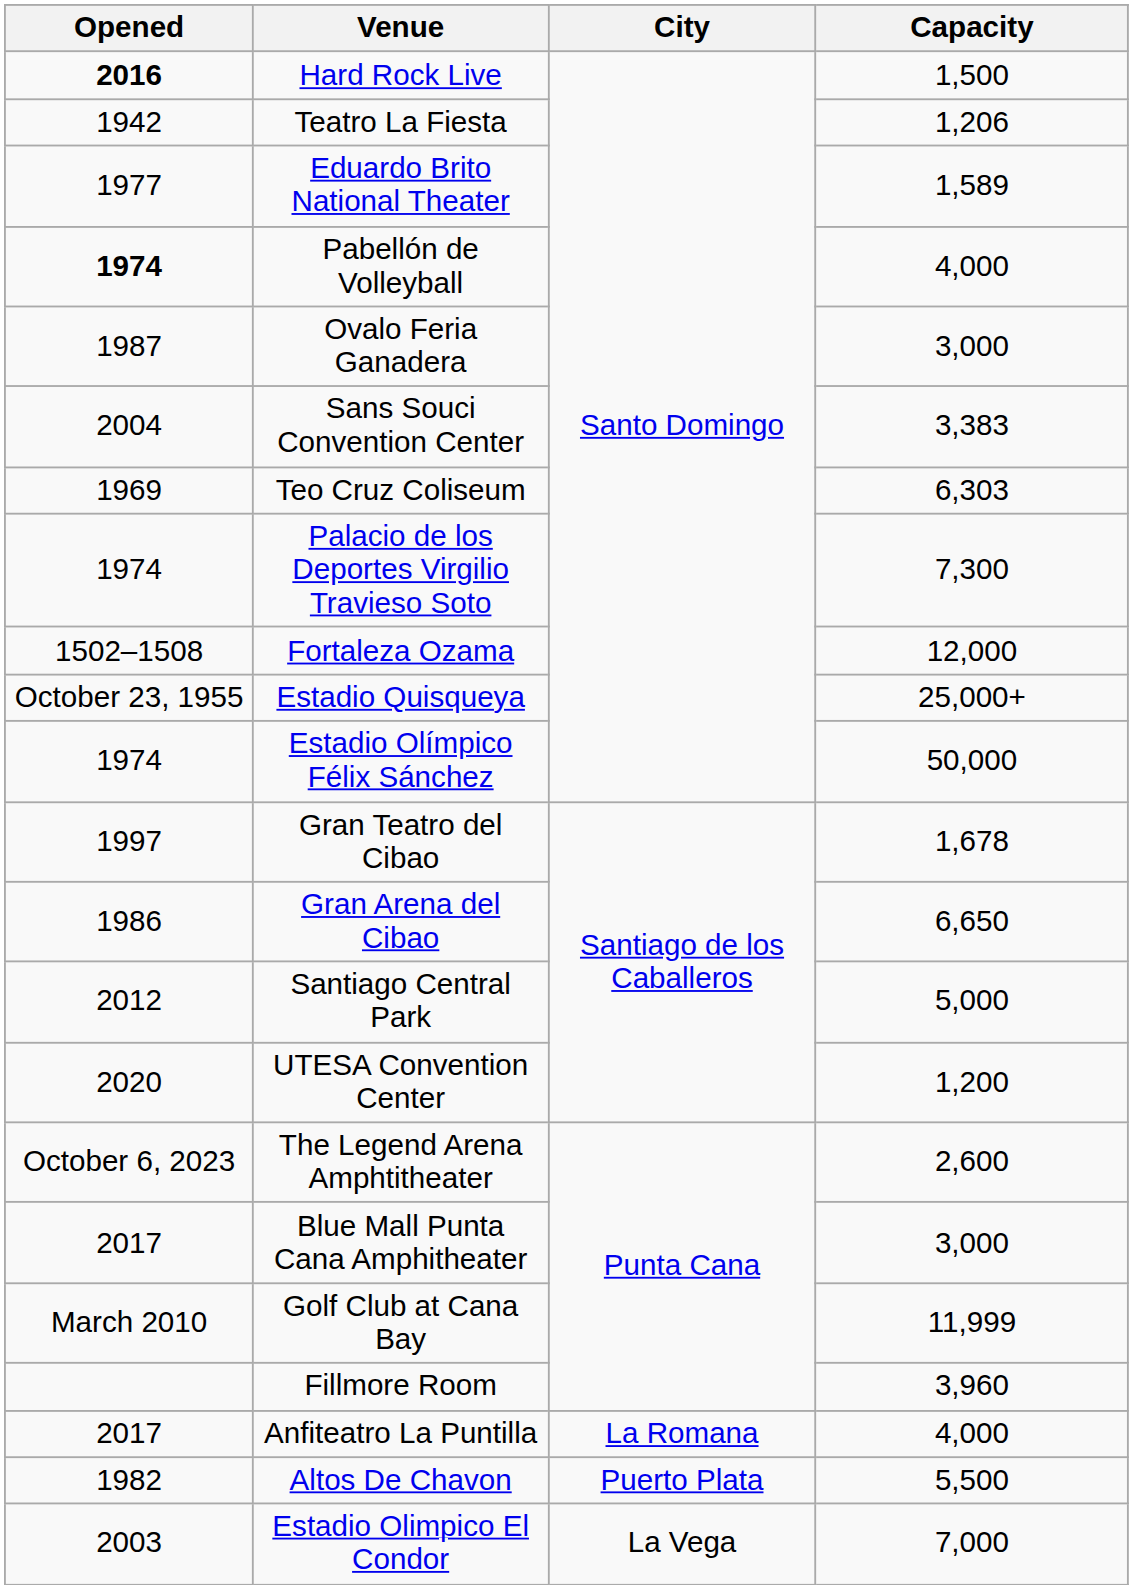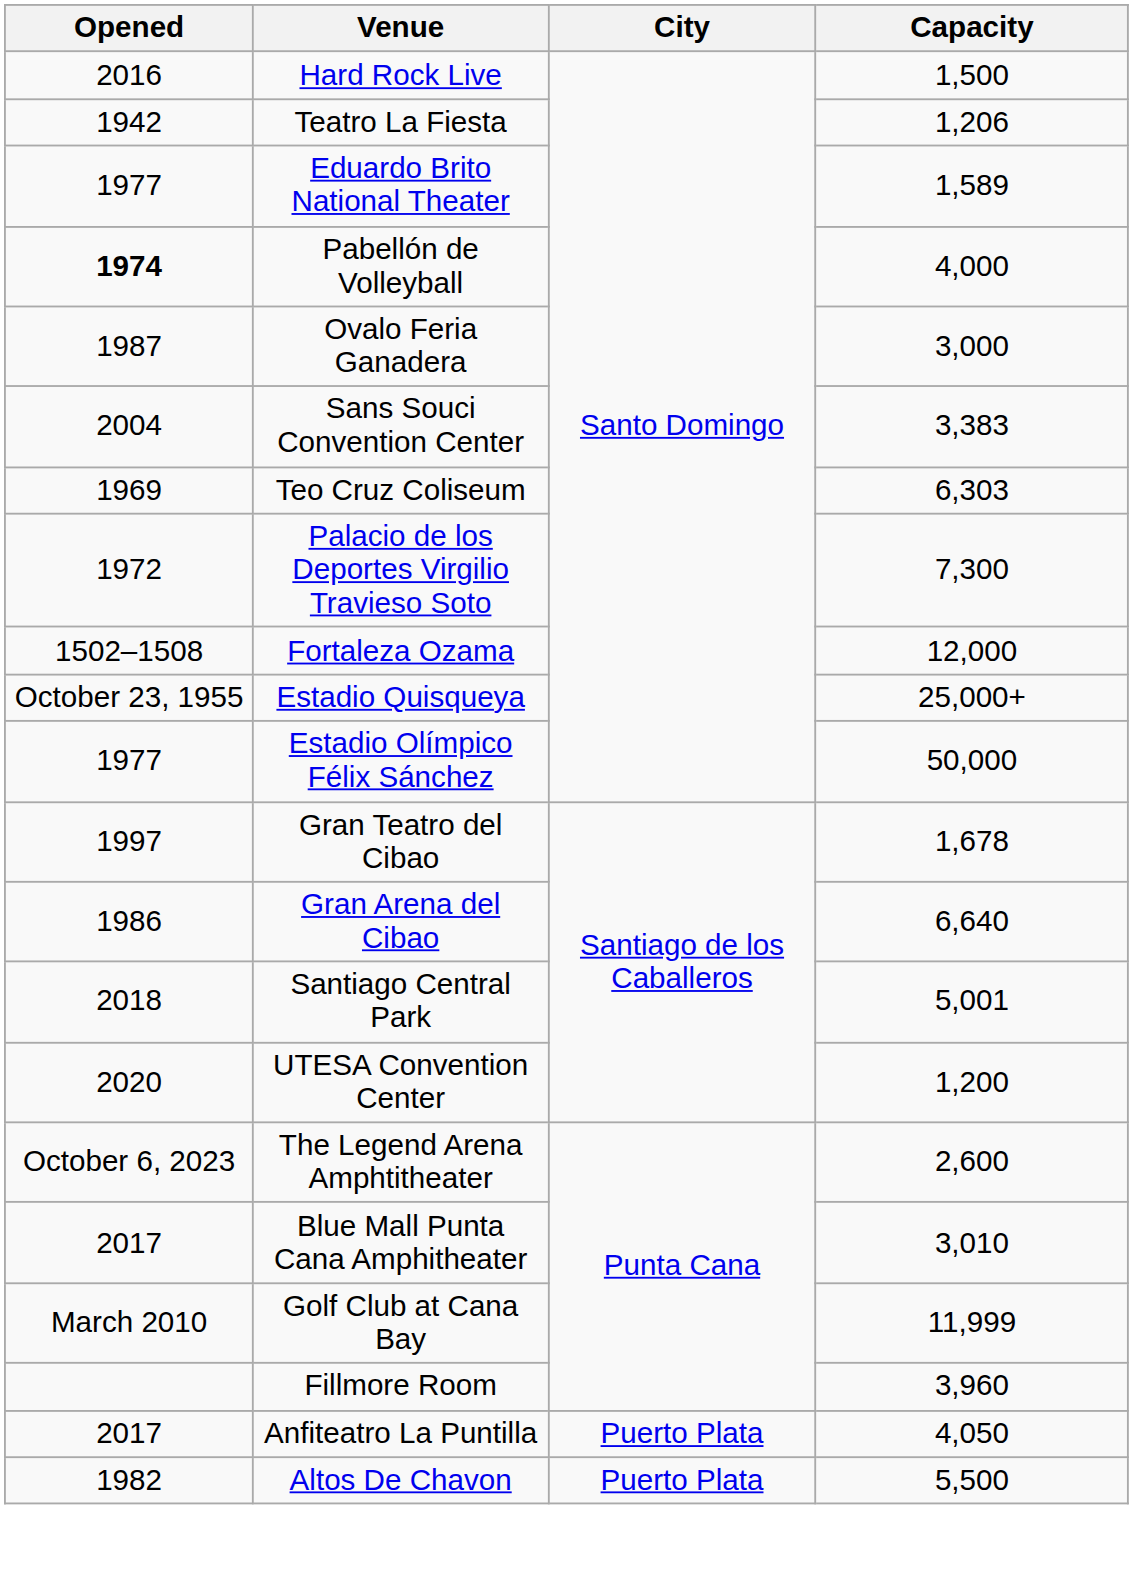(129, 74) bold -> (129, 74) normal
(129, 570) 1974 -> (129, 570) 1972
(129, 760) 1974 -> (129, 760) 1977
(972, 921) 6,650 -> (972, 921) 6,640
(129, 1001) 2012 -> (129, 1001) 2018
(972, 1001) 5,000 -> (972, 1001) 5,001
(972, 1242) 3,000 -> (972, 1242) 3,010
(682, 1433) La Romana -> (682, 1433) Puerto Plata
(972, 1433) 4,000 -> (972, 1433) 4,050
- row: (401, 1543)
